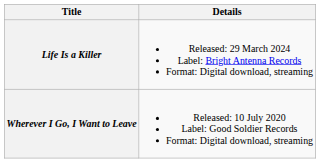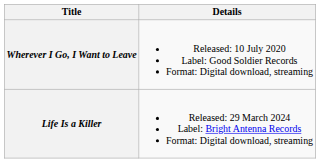rows swapped: (72, 123) <-> (72, 54)
